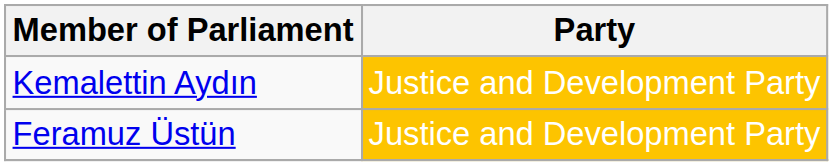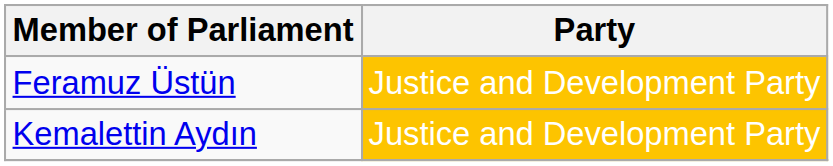rows swapped: (135, 82) <-> (124, 133)
